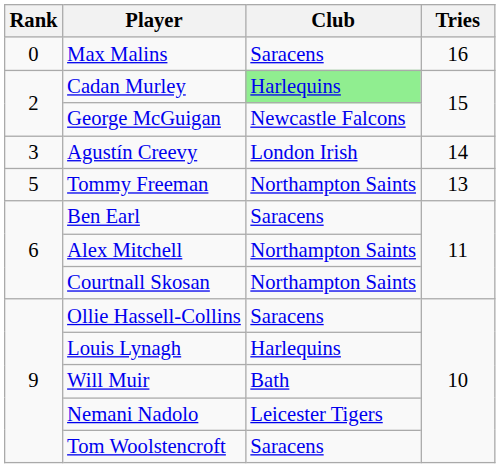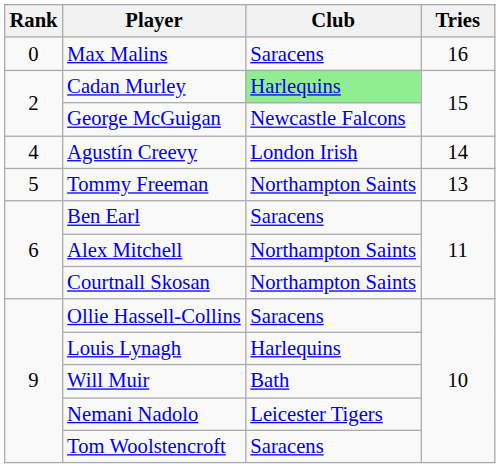(33, 151) 3 -> (33, 151) 4
